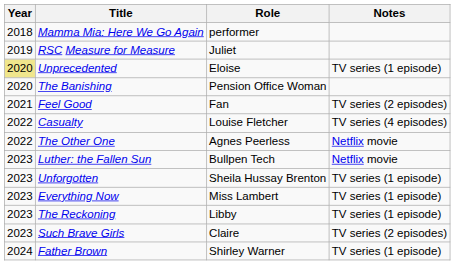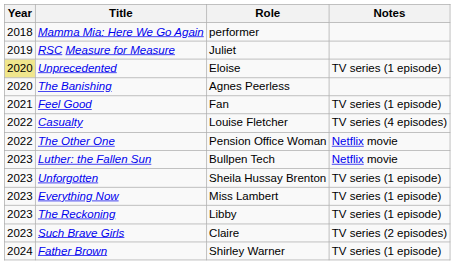(268, 86) Pension Office Woman -> (249, 86) Agnes Peerless
(389, 104) TV series (2 episodes) -> (387, 104) TV series (1 episode)
(249, 141) Agnes Peerless -> (268, 141) Pension Office Woman
